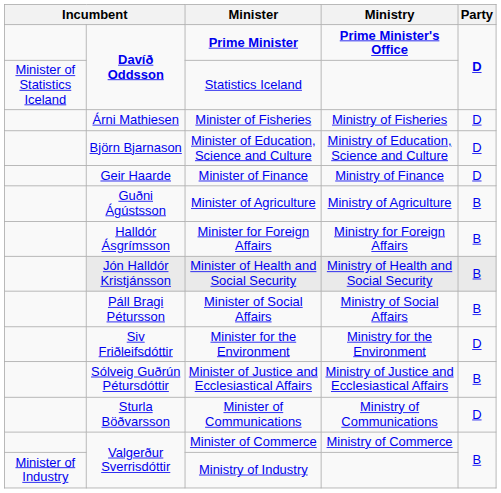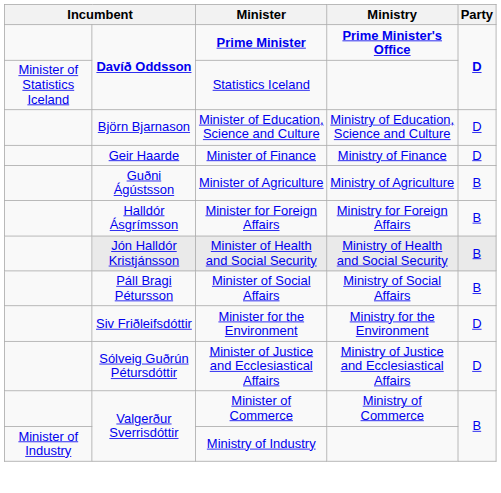- row: (253, 120)
(477, 379) B -> (477, 366) D
- row: (253, 414)
